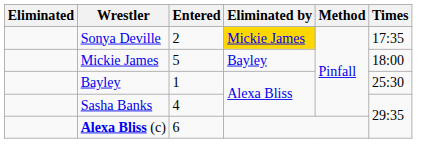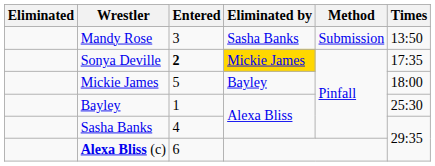+ row: (116, 37)
(176, 37) normal -> (176, 60) bold
